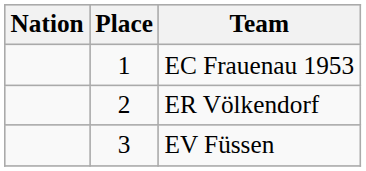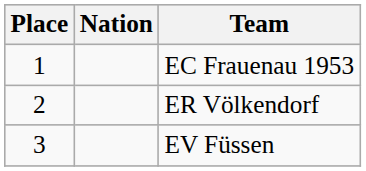columns swapped: (124, 24) <-> (47, 24)
